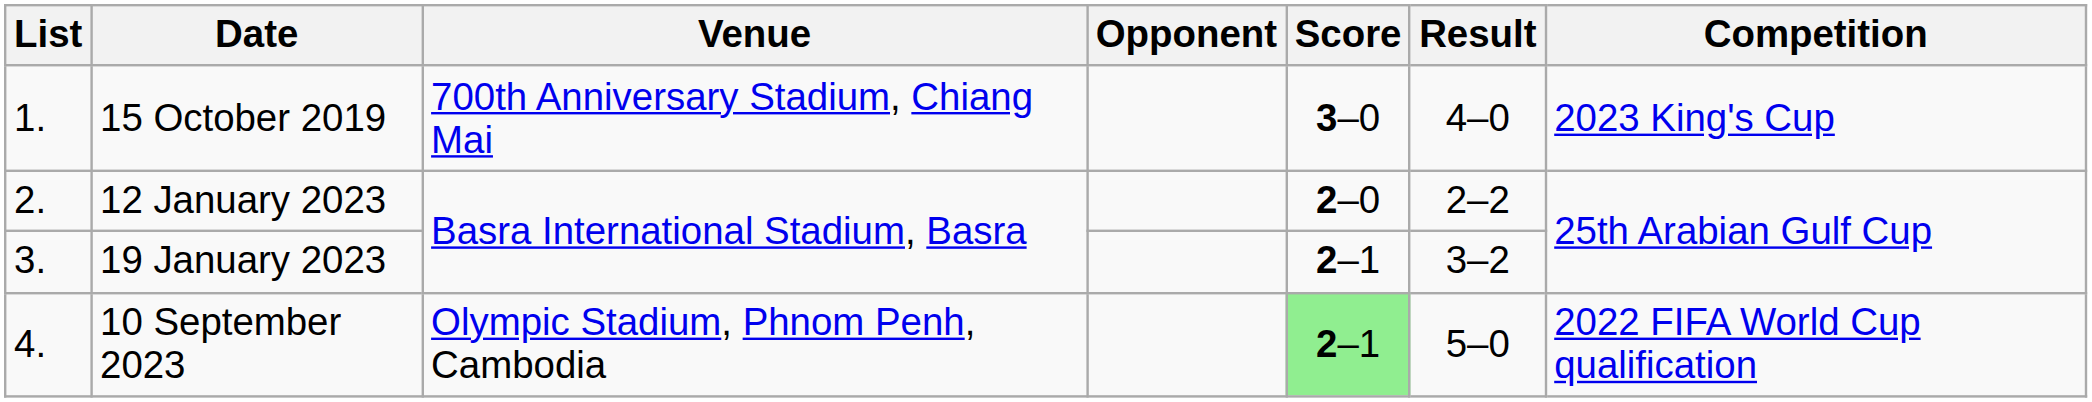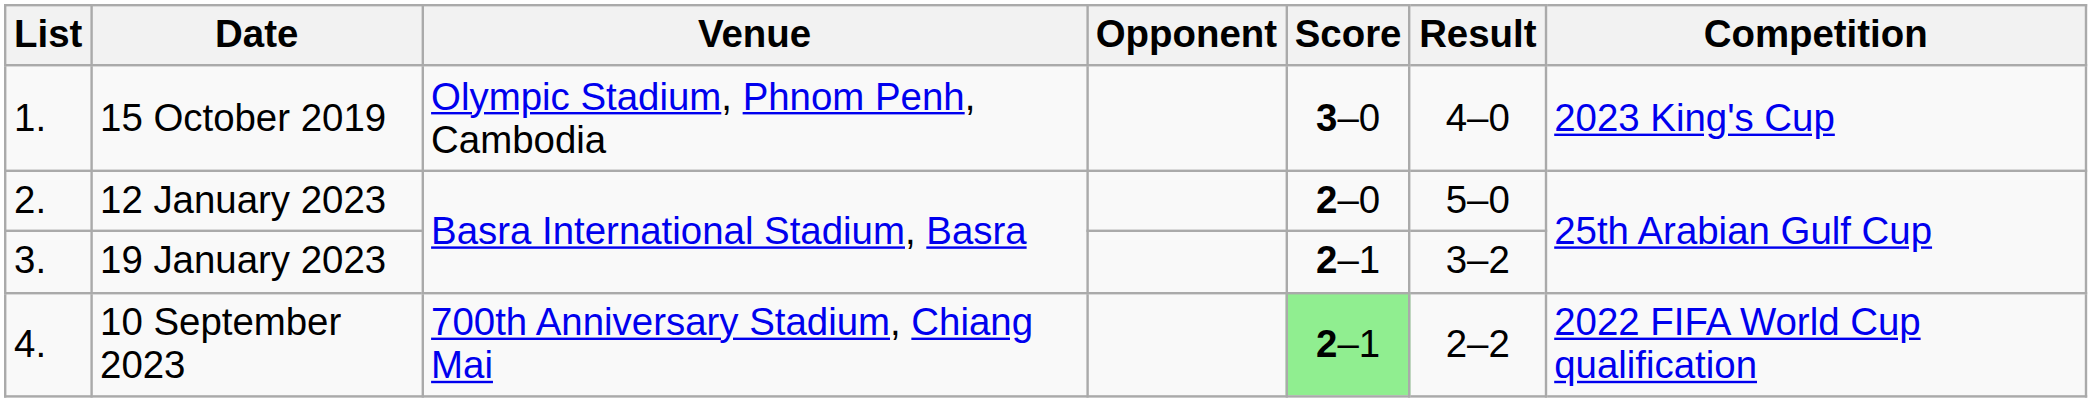(732, 117) 700th Anniversary Stadium, Chiang Mai -> (703, 117) Olympic Stadium, Phnom Penh, Cambodia
(1478, 199) 2–2 -> (1478, 199) 5–0
(703, 343) Olympic Stadium, Phnom Penh, Cambodia -> (732, 343) 700th Anniversary Stadium, Chiang Mai
(1478, 343) 5–0 -> (1478, 343) 2–2
